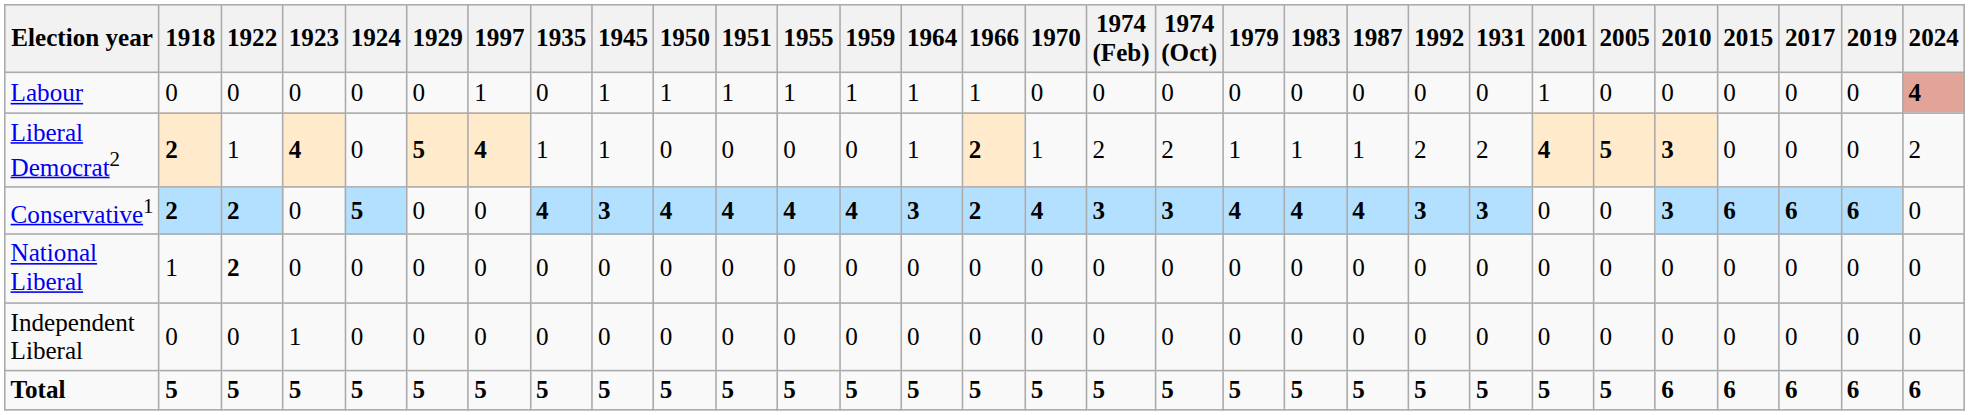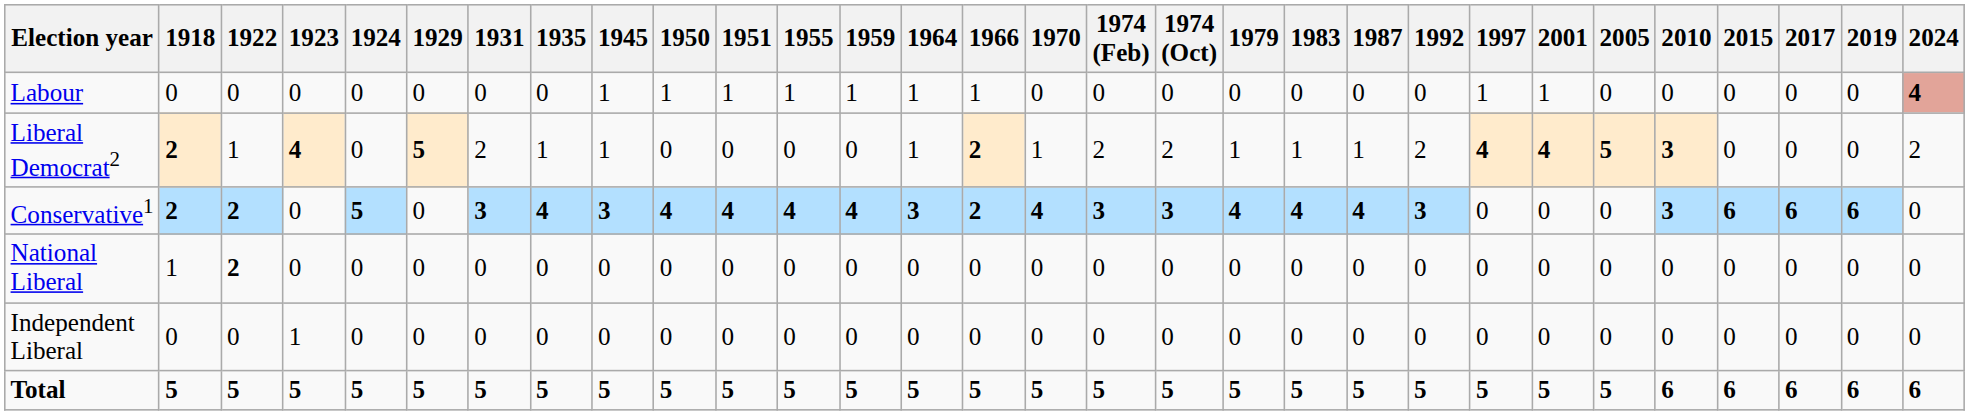columns swapped: (1501, 38) <-> (499, 38)
